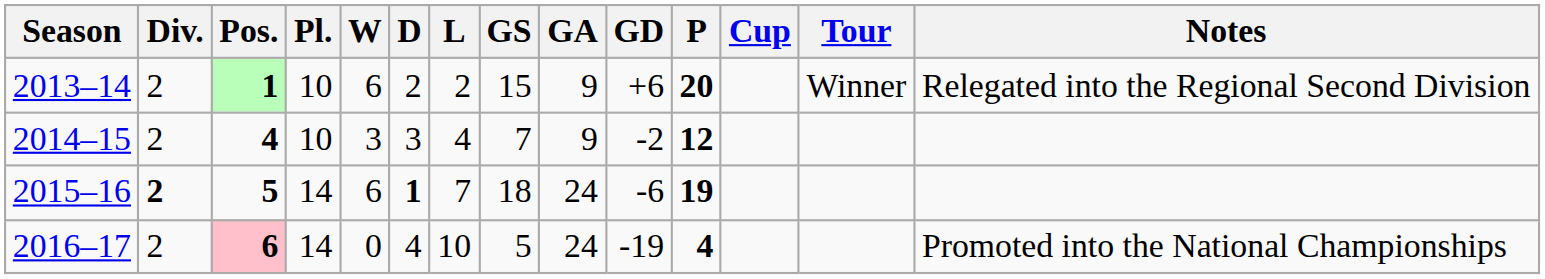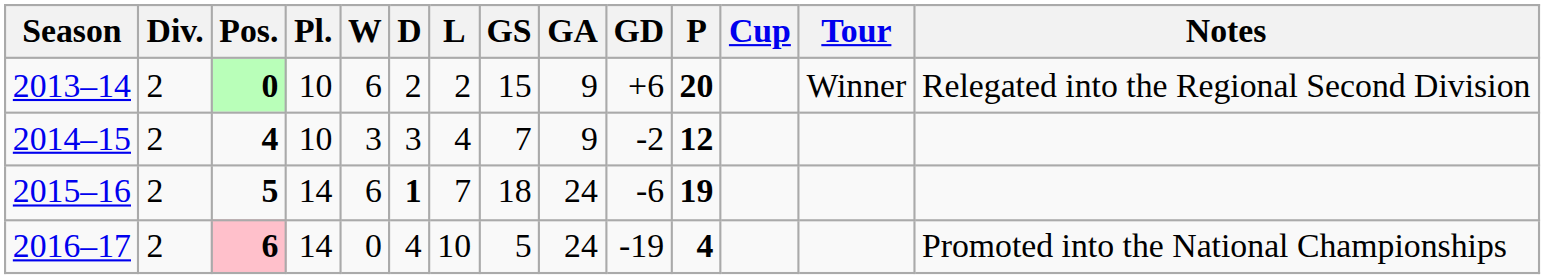(270, 84) 1 -> (270, 84) 0
(155, 191) bold -> (155, 191) normal
